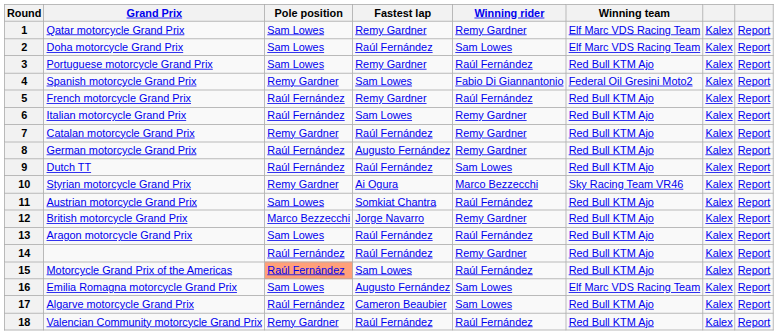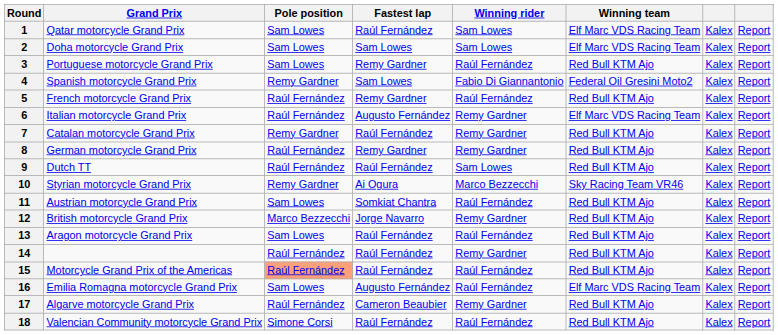(391, 30) Remy Gardner -> (394, 30) Raúl Fernández
(491, 30) Remy Gardner -> (484, 30) Sam Lowes
(394, 47) Raúl Fernández -> (384, 47) Sam Lowes
(384, 115) Sam Lowes -> (403, 115) Augusto Fernández
(611, 115) Red Bull KTM Ajo -> (634, 115) Elf Marc VDS Racing Team
(403, 150) Augusto Fernández -> (391, 150) Remy Gardner
(384, 270) Sam Lowes -> (394, 270) Raúl Fernández
(484, 287) Sam Lowes -> (494, 287) Raúl Fernández
(484, 304) Sam Lowes -> (491, 304) Remy Gardner
(303, 321) Remy Gardner -> (300, 321) Simone Corsi
